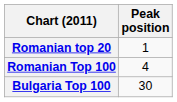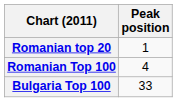(145, 86) 30 -> (145, 86) 33
